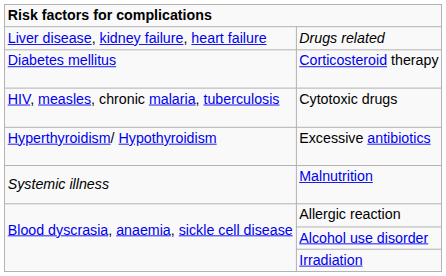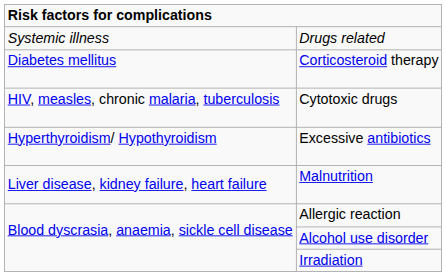(137, 38) Liver disease, kidney failure, heart failure -> (58, 38) Systemic illness
(58, 184) Systemic illness -> (137, 184) Liver disease, kidney failure, heart failure
